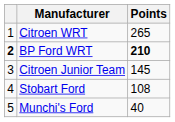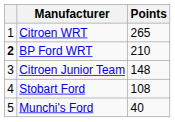(140, 51) bold -> (140, 51) normal
(140, 70) 145 -> (140, 70) 148
